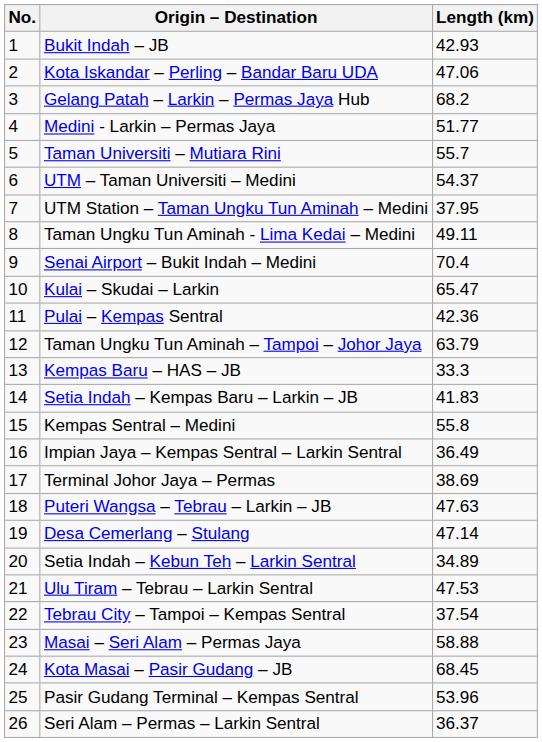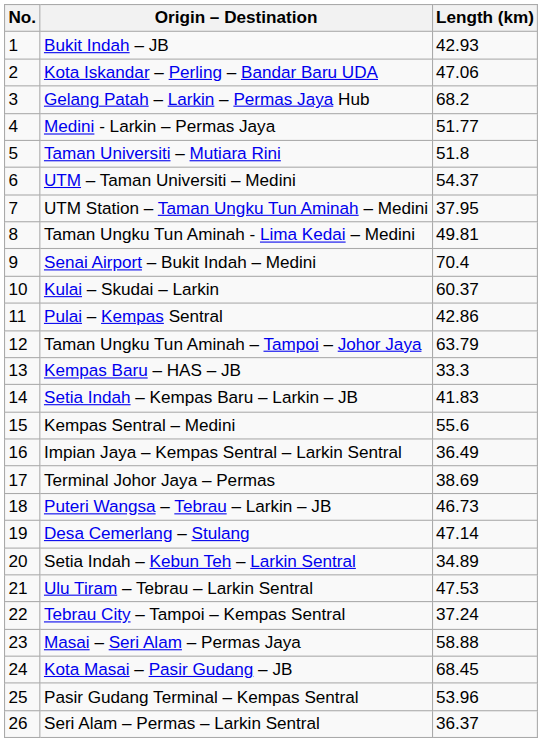(453, 153) 55.7 -> (453, 153) 51.8
(457, 235) 49.11 -> (457, 235) 49.81
(457, 289) 65.47 -> (457, 289) 60.37
(457, 316) 42.36 -> (457, 316) 42.86
(453, 425) 55.8 -> (453, 425) 55.6
(457, 506) 47.63 -> (457, 506) 46.73
(457, 615) 37.54 -> (457, 615) 37.24
